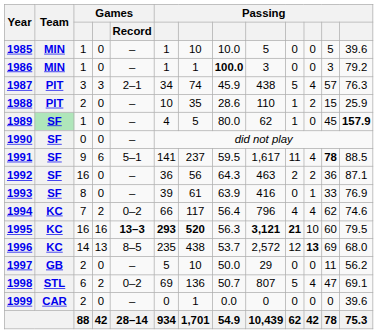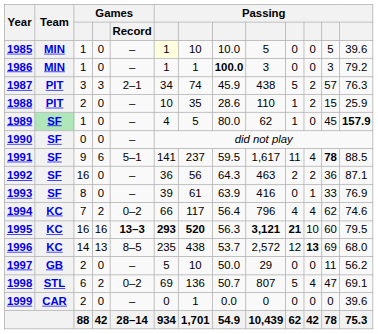(166, 49) no background -> (166, 49) lightyellow background
(313, 85) 4 -> (313, 85) 2
